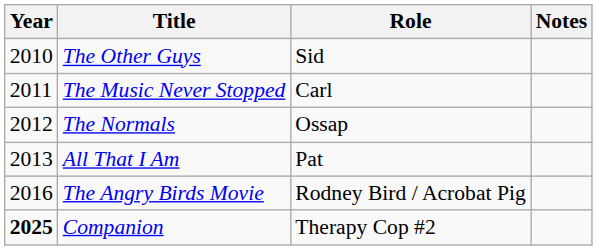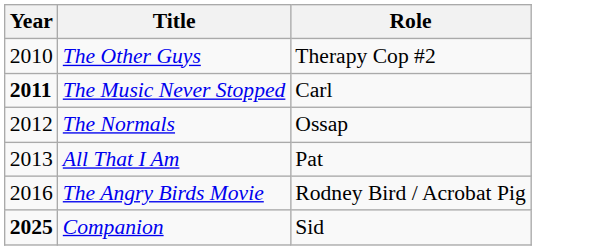- column: (561, 21)
(310, 55) Sid -> (366, 55) Therapy Cop #2
(31, 90) normal -> (31, 90) bold
(366, 227) Therapy Cop #2 -> (310, 227) Sid
